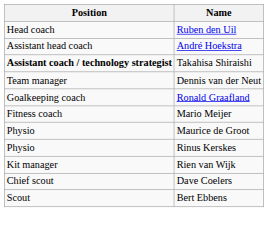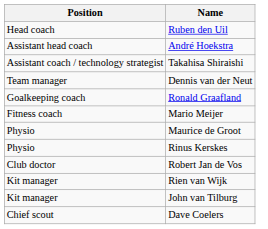(89, 63) bold -> (85, 63) normal
+ row: (205, 165)
+ row: (203, 198)
- row: (202, 198)
